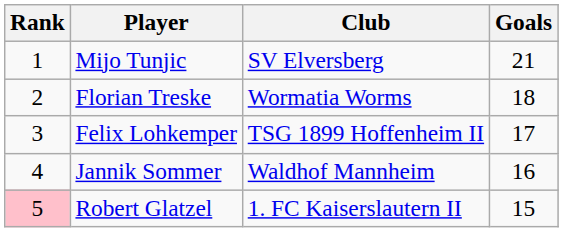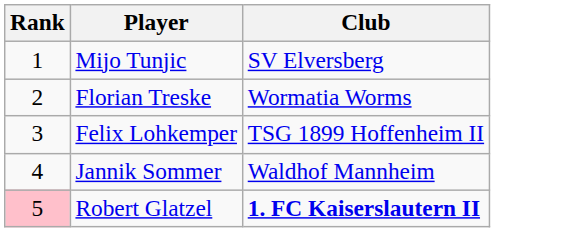- column: (523, 23)
(355, 208) normal -> (364, 208) bold
